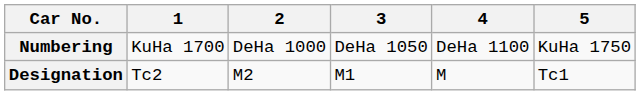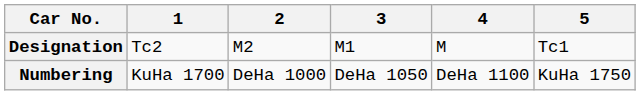rows swapped: (66, 75) <-> (66, 47)
